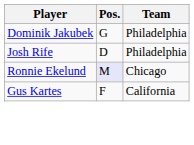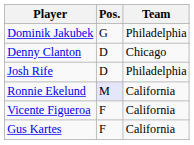+ row: (44, 52)
(146, 71) Chicago -> (150, 91) California
+ row: (49, 110)
